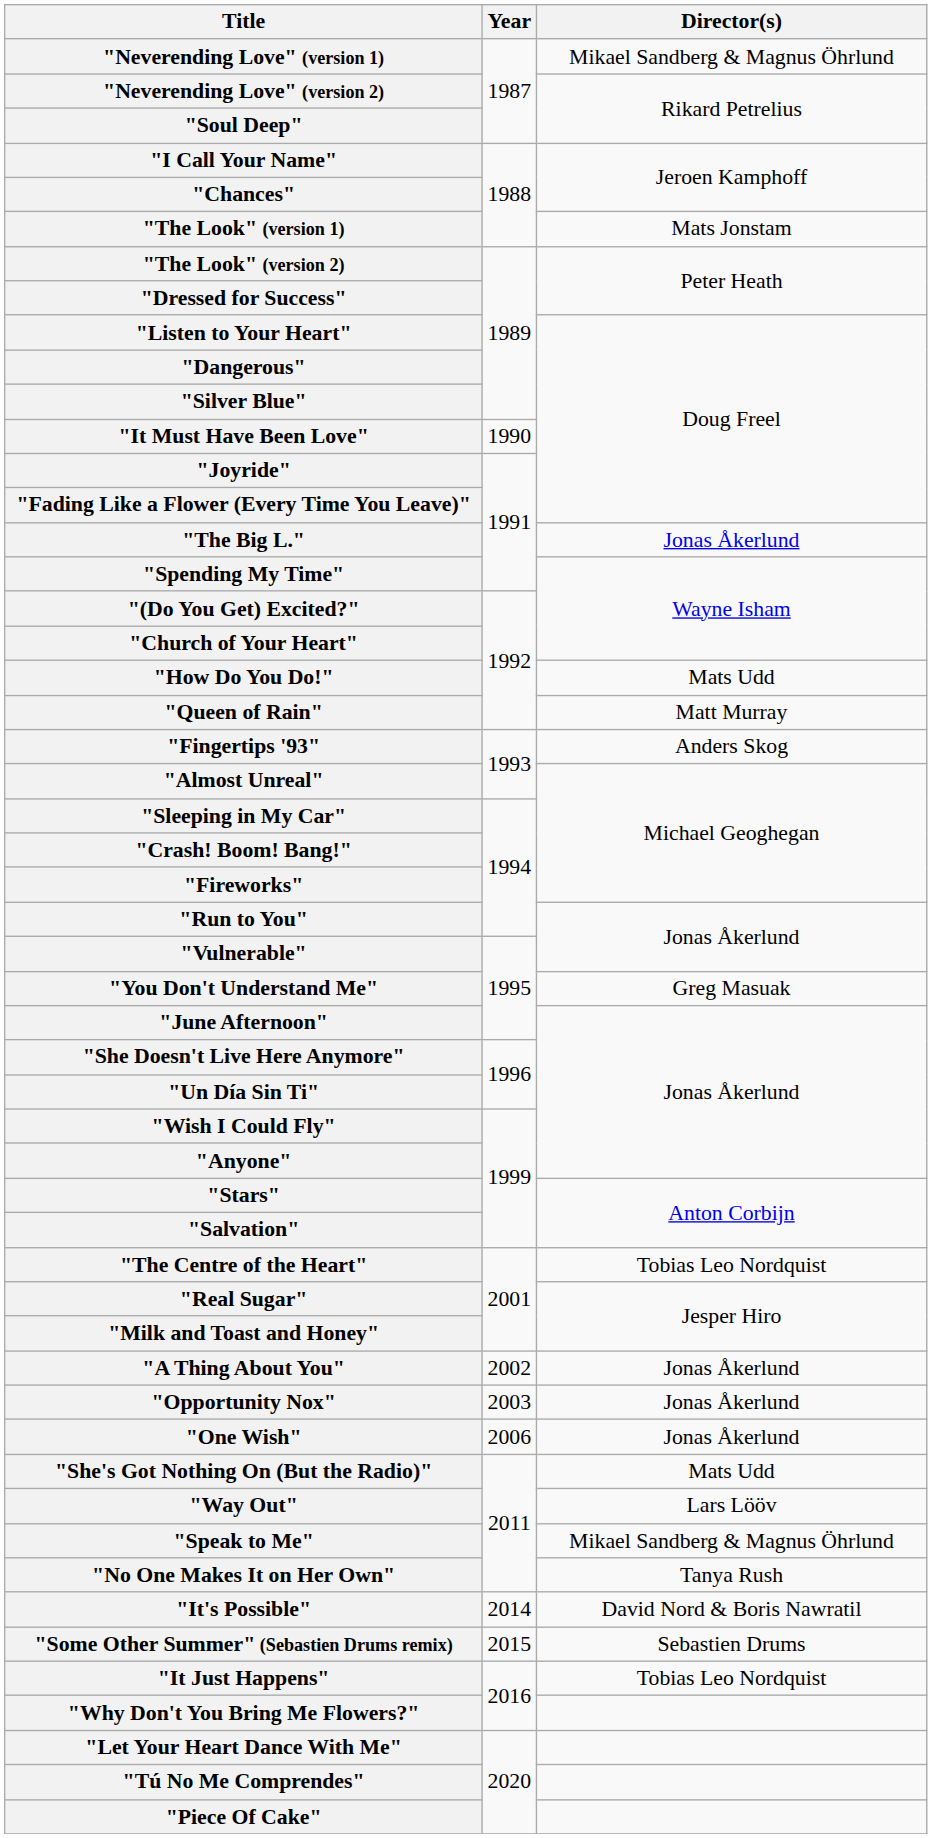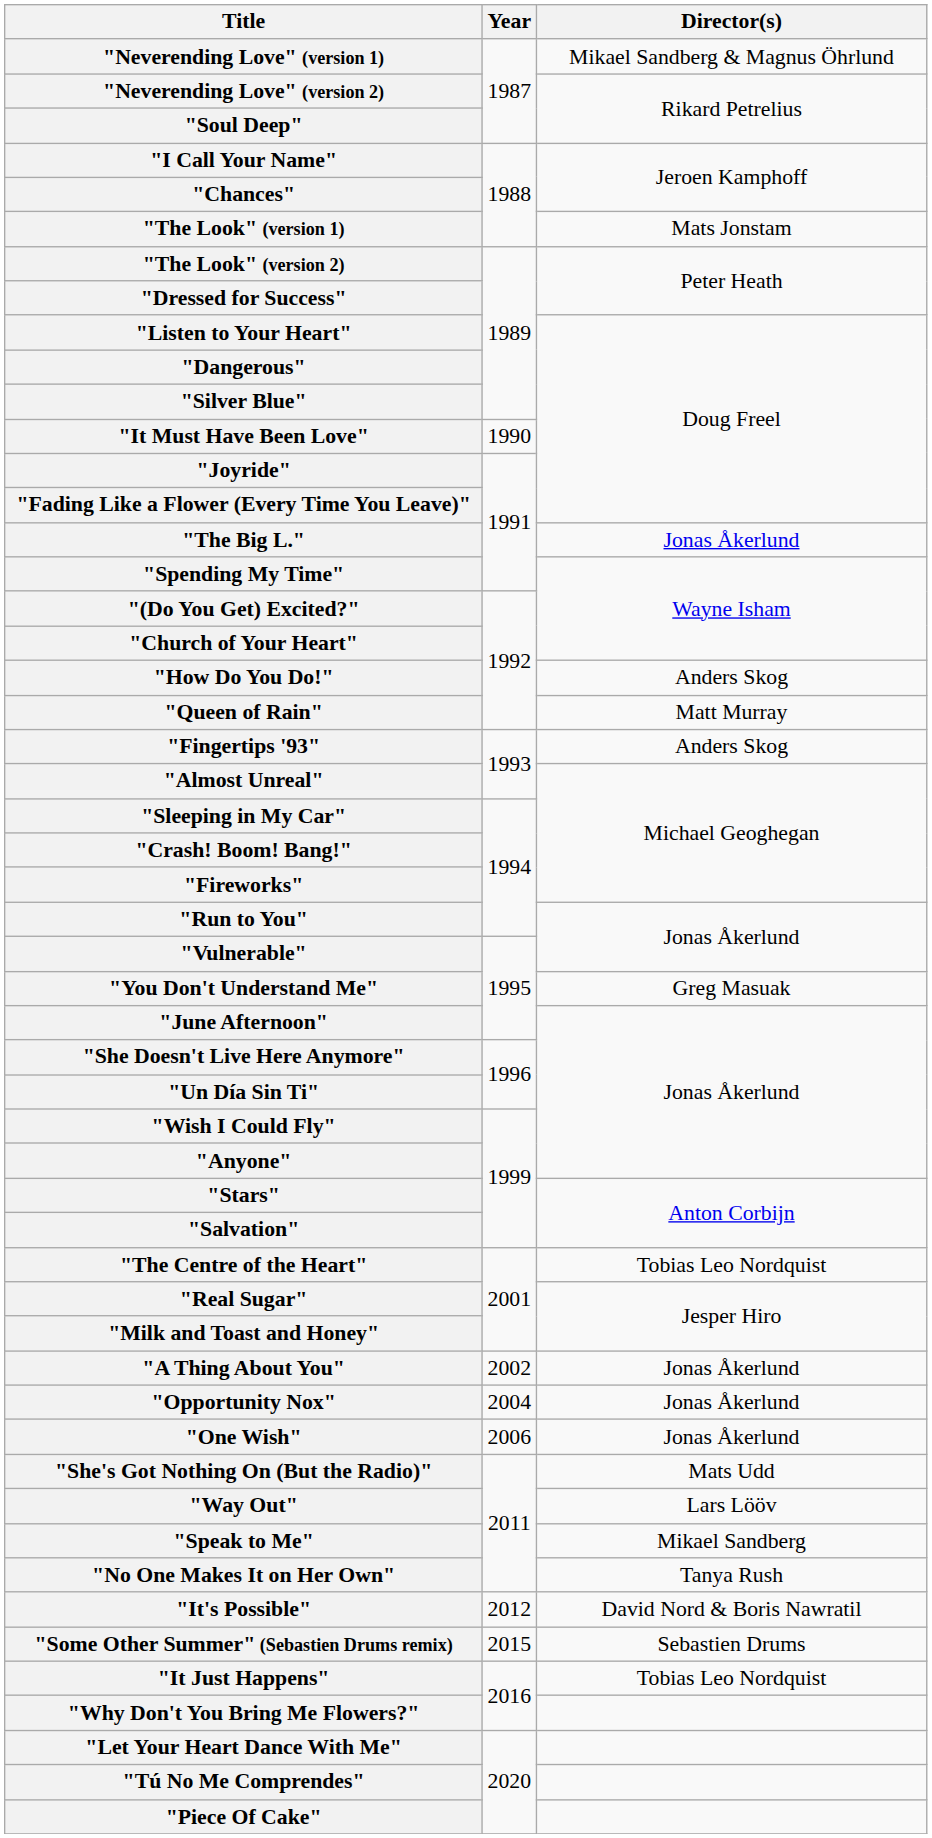(732, 677) Mats Udd -> (732, 677) Anders Skog
(509, 1402) 2003 -> (509, 1402) 2004
(732, 1540) Mikael Sandberg & Magnus Öhrlund -> (732, 1540) Mikael Sandberg
(509, 1609) 2014 -> (509, 1609) 2012
